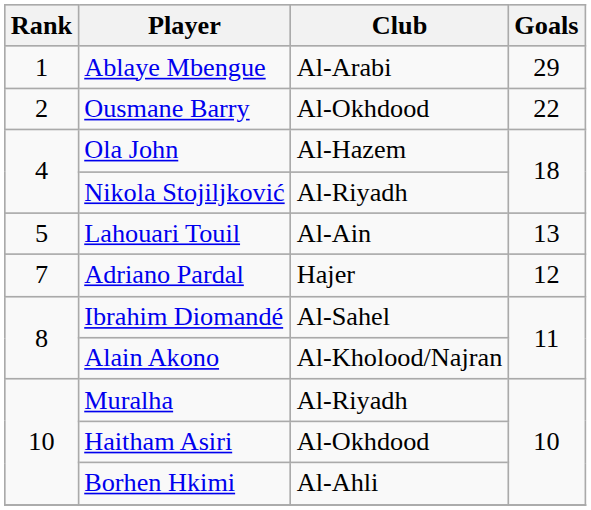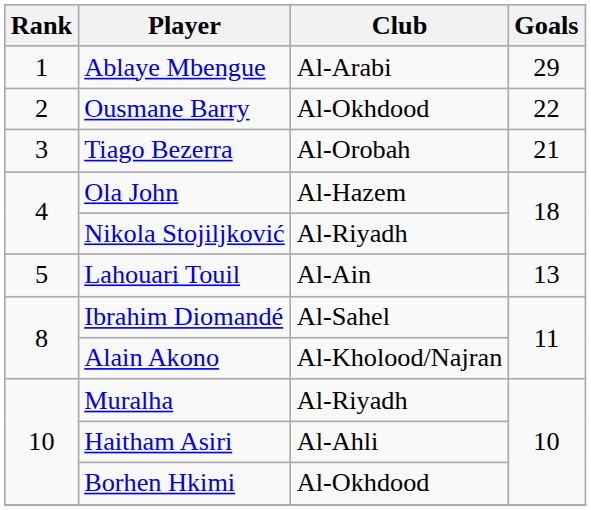+ row: (158, 150)
- row: (164, 274)
(363, 441) Al-Okhdood -> (338, 441) Al-Ahli
(338, 483) Al-Ahli -> (363, 483) Al-Okhdood
